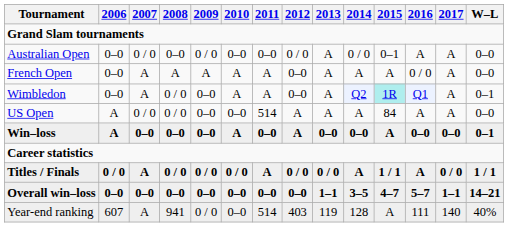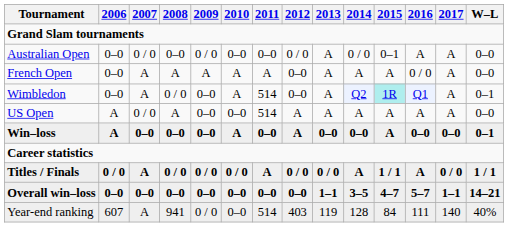(267, 93) A -> (267, 93) 514
(175, 113) 0 / 0 -> (175, 113) A
(390, 113) 84 -> (390, 113) A
(390, 212) A -> (390, 212) 84
